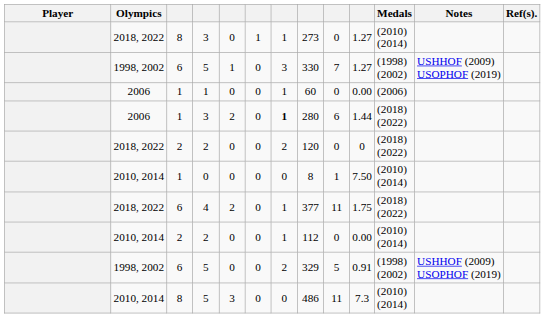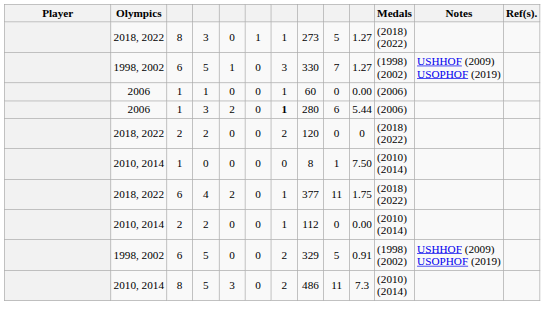(337, 37) 0 -> (337, 37) 5
(392, 37) (2010) (2014) -> (392, 37) (2018) (2022)
(362, 115) 1.44 -> (362, 109) 5.44
(392, 115) (2018) (2022) -> (392, 109) (2006)
(284, 298) 0 -> (284, 285) 2
